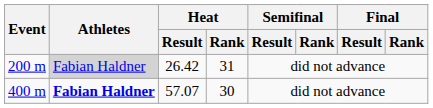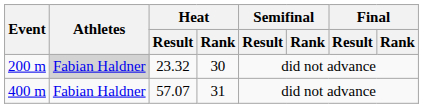(182, 66) 26.42 -> (173, 66) 23.32
(227, 66) 31 -> (218, 66) 30
(104, 91) bold -> (99, 91) normal
(227, 91) 30 -> (218, 91) 31
